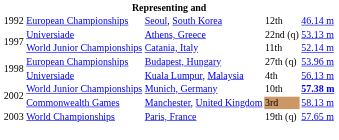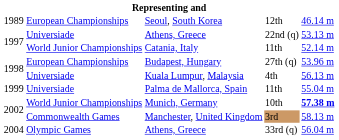(14, 21) 1992 -> (14, 21) 1989
+ row: (196, 89)
- row: (171, 116)
+ row: (175, 130)
